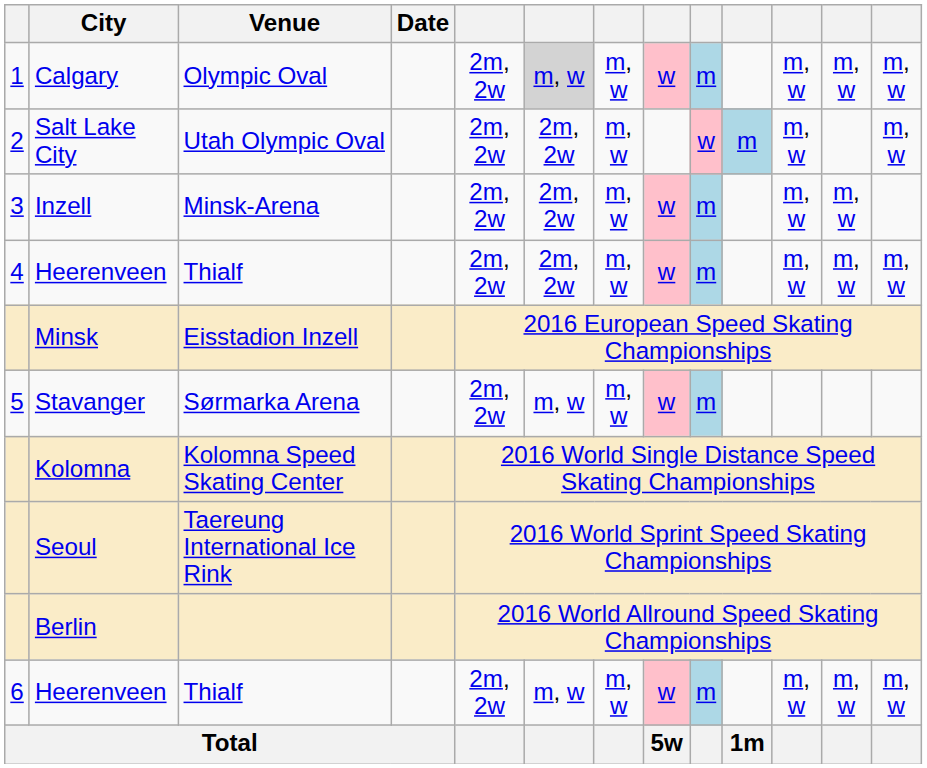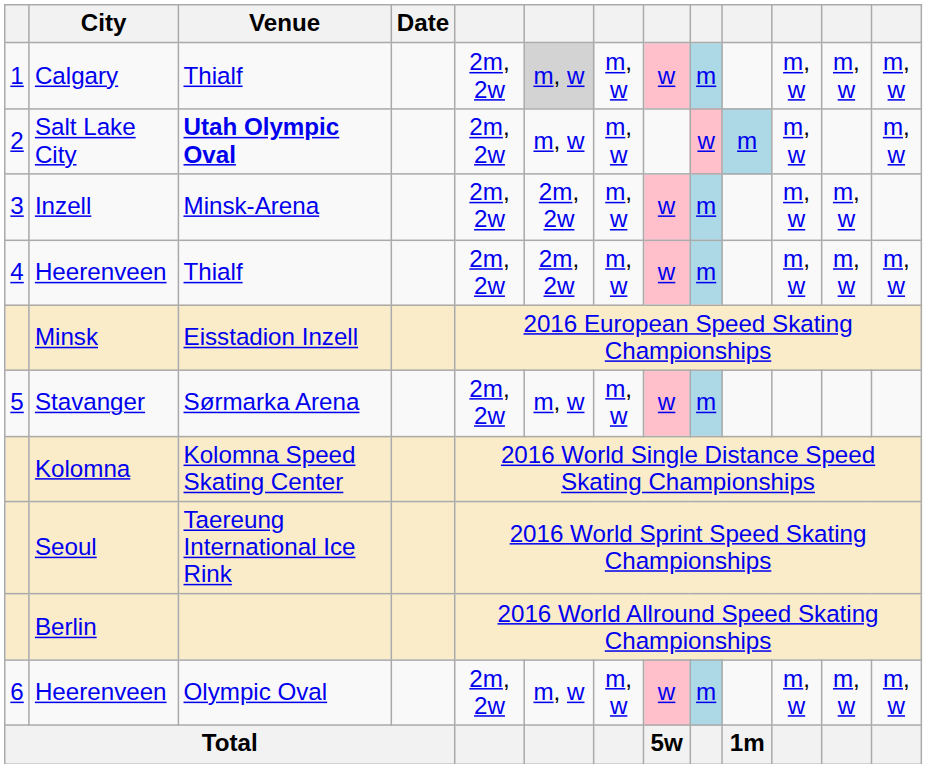(255, 75) Olympic Oval -> (213, 75) Thialf
(284, 141) normal -> (261, 141) bold
(559, 141) 2m, 2w -> (559, 141) m, w
(213, 692) Thialf -> (255, 692) Olympic Oval
